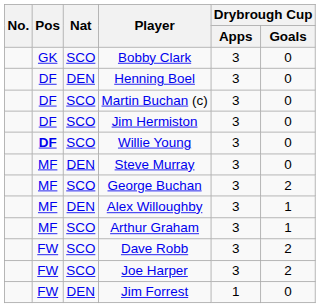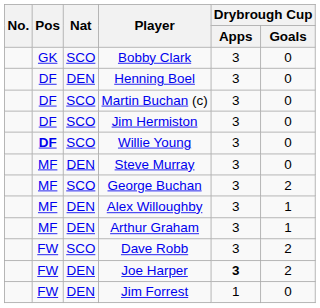(81, 228) SCO -> (81, 228) DEN
(81, 270) SCO -> (81, 270) DEN
(236, 270) normal -> (236, 270) bold
